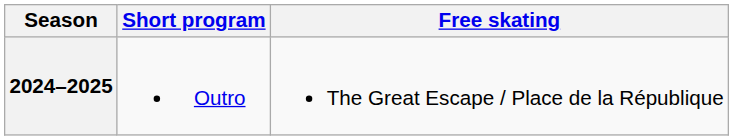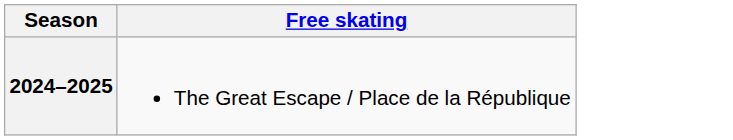- column: (194, 20)
